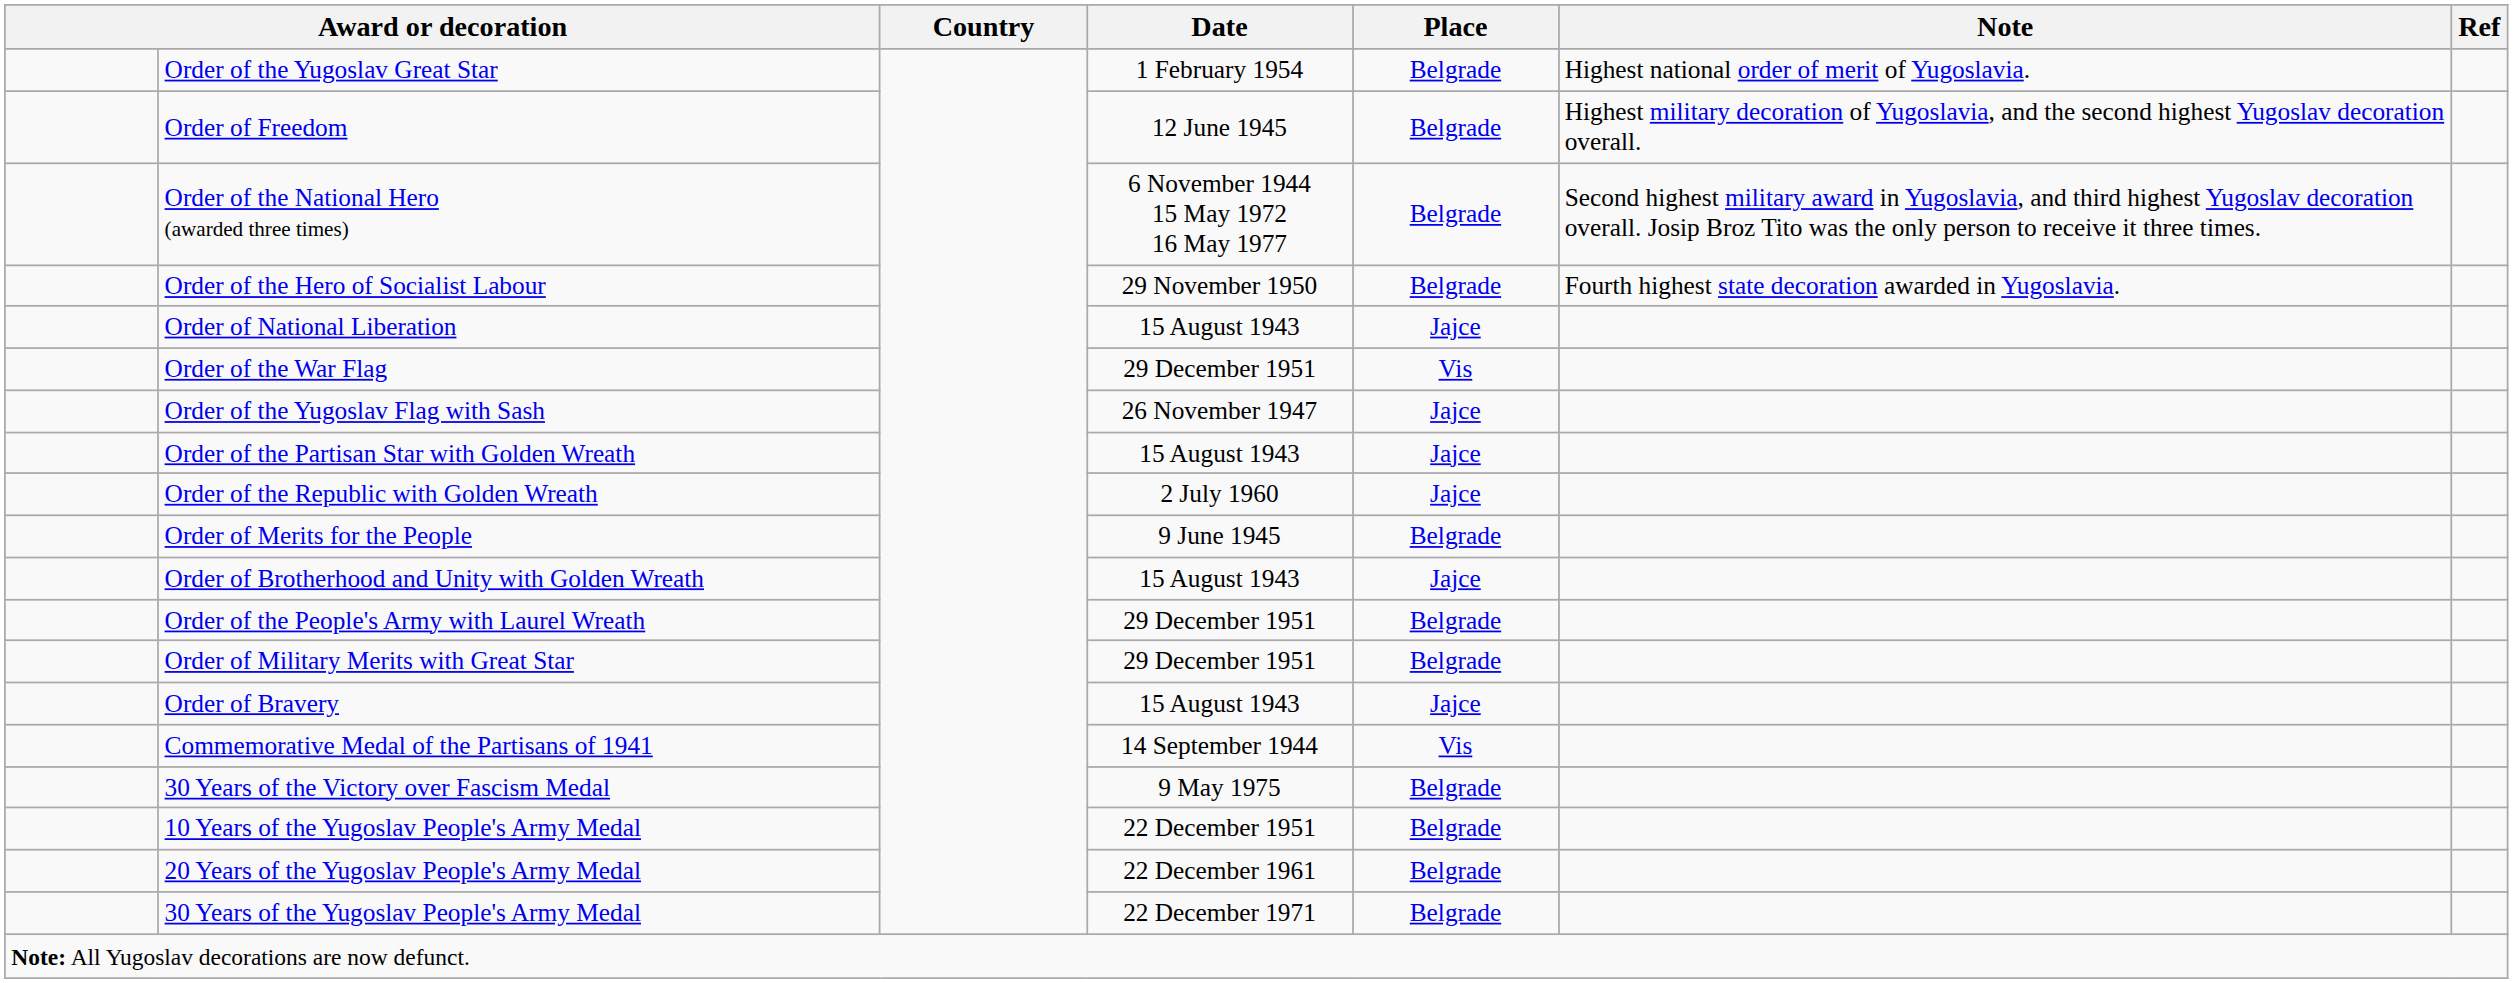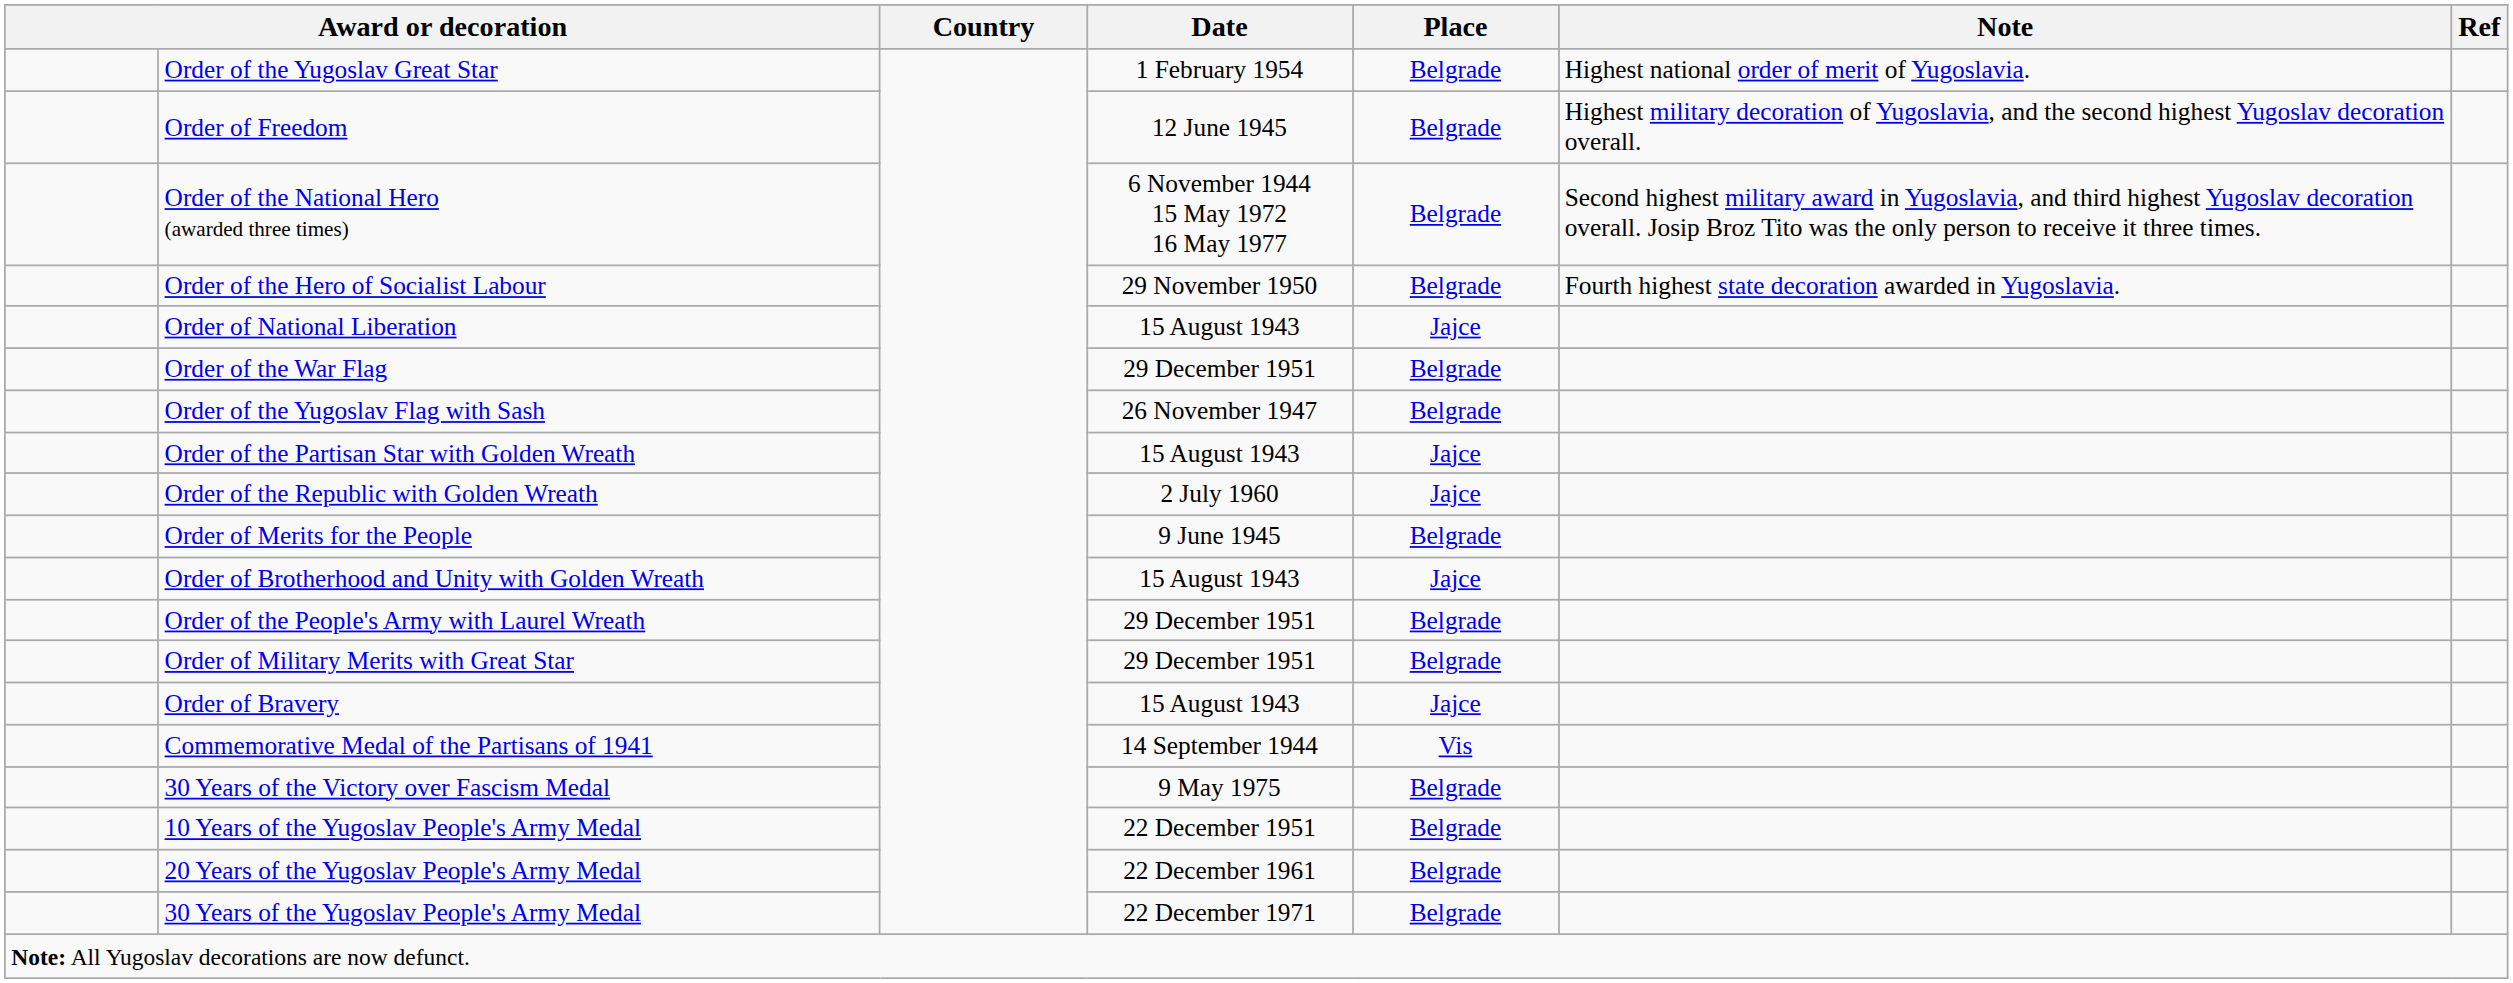(1455, 368) Vis -> (1455, 368) Belgrade
(1455, 410) Jajce -> (1455, 410) Belgrade
